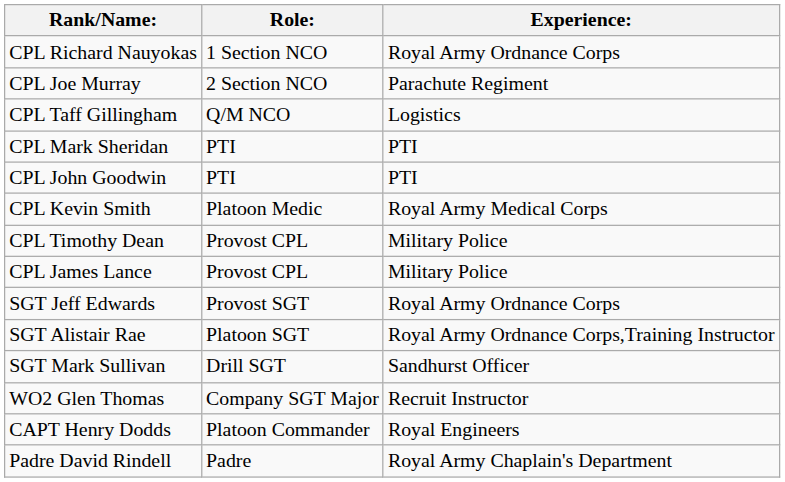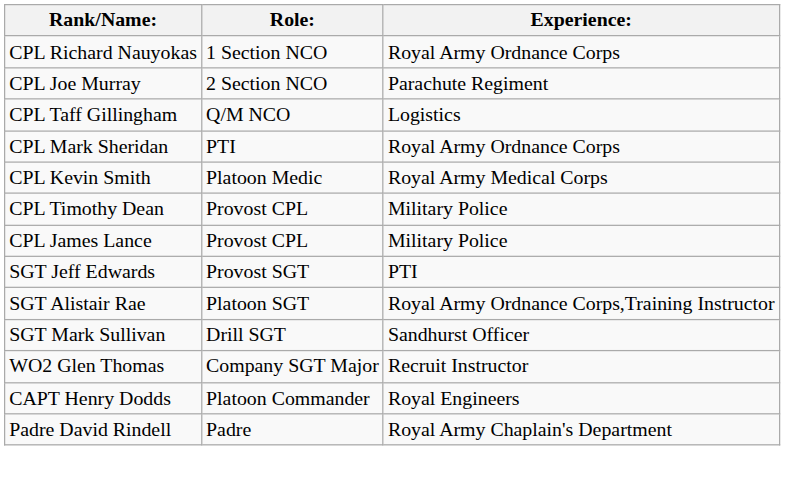(403, 146) PTI -> (504, 146) Royal Army Ordnance Corps
- row: (88, 177)
(504, 303) Royal Army Ordnance Corps -> (403, 271) PTI
